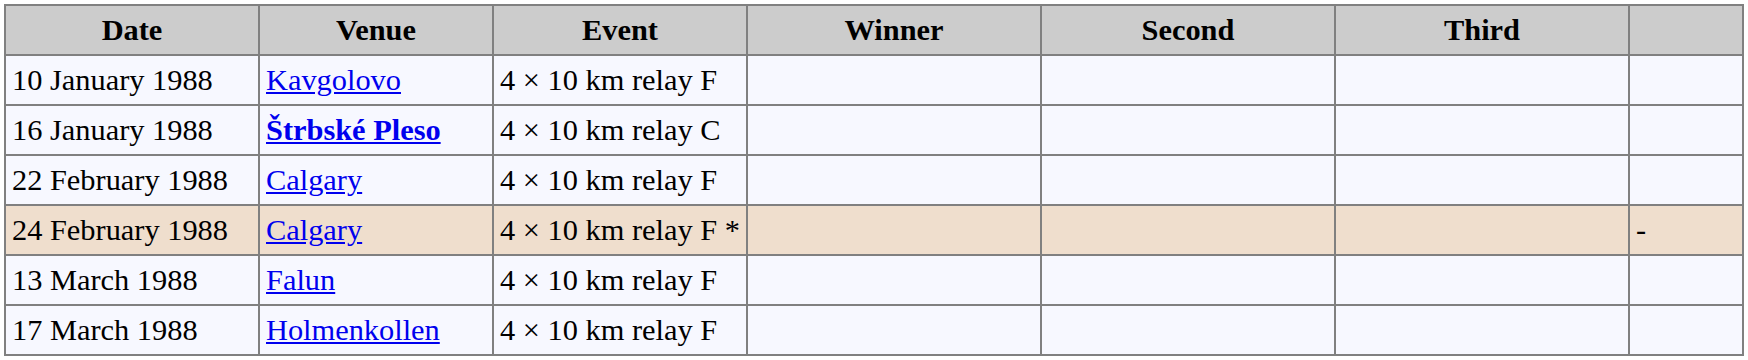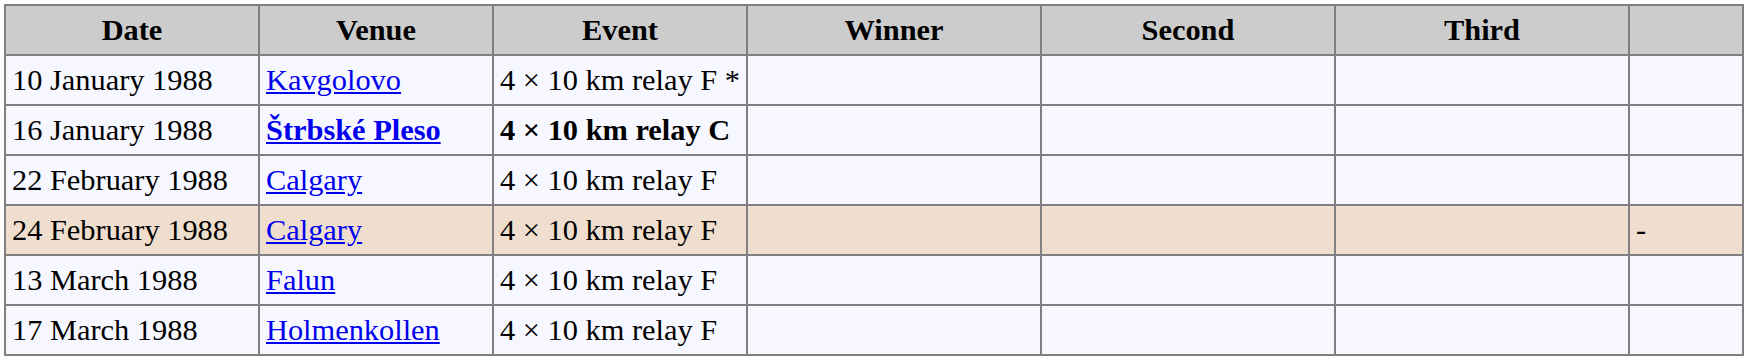(609, 79) 4 × 10 km relay F -> (620, 79) 4 × 10 km relay F *
(610, 129) normal -> (615, 129) bold
(620, 229) 4 × 10 km relay F * -> (609, 229) 4 × 10 km relay F
